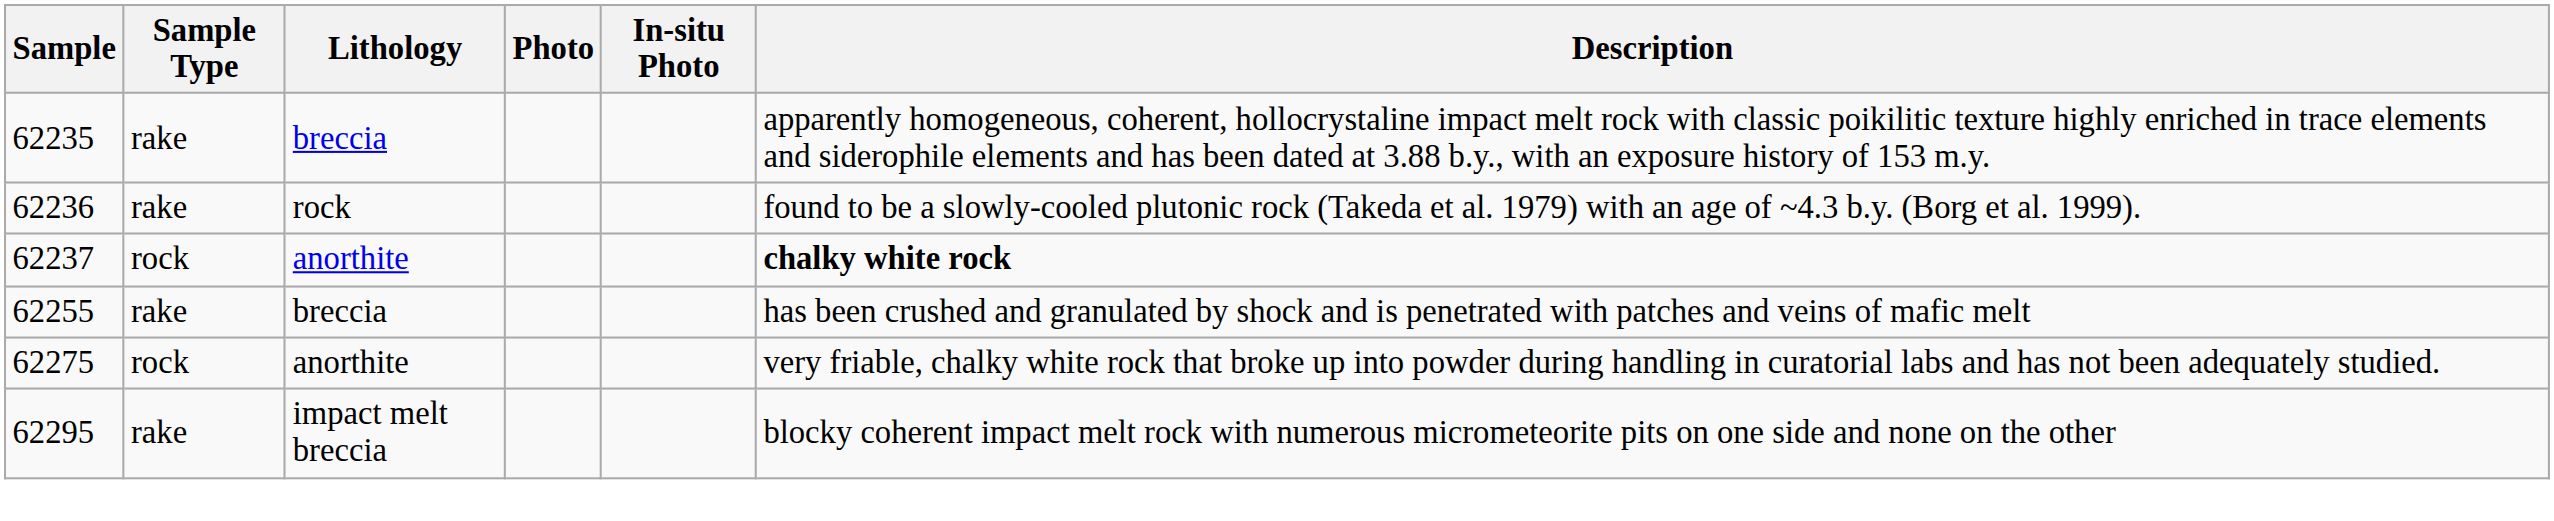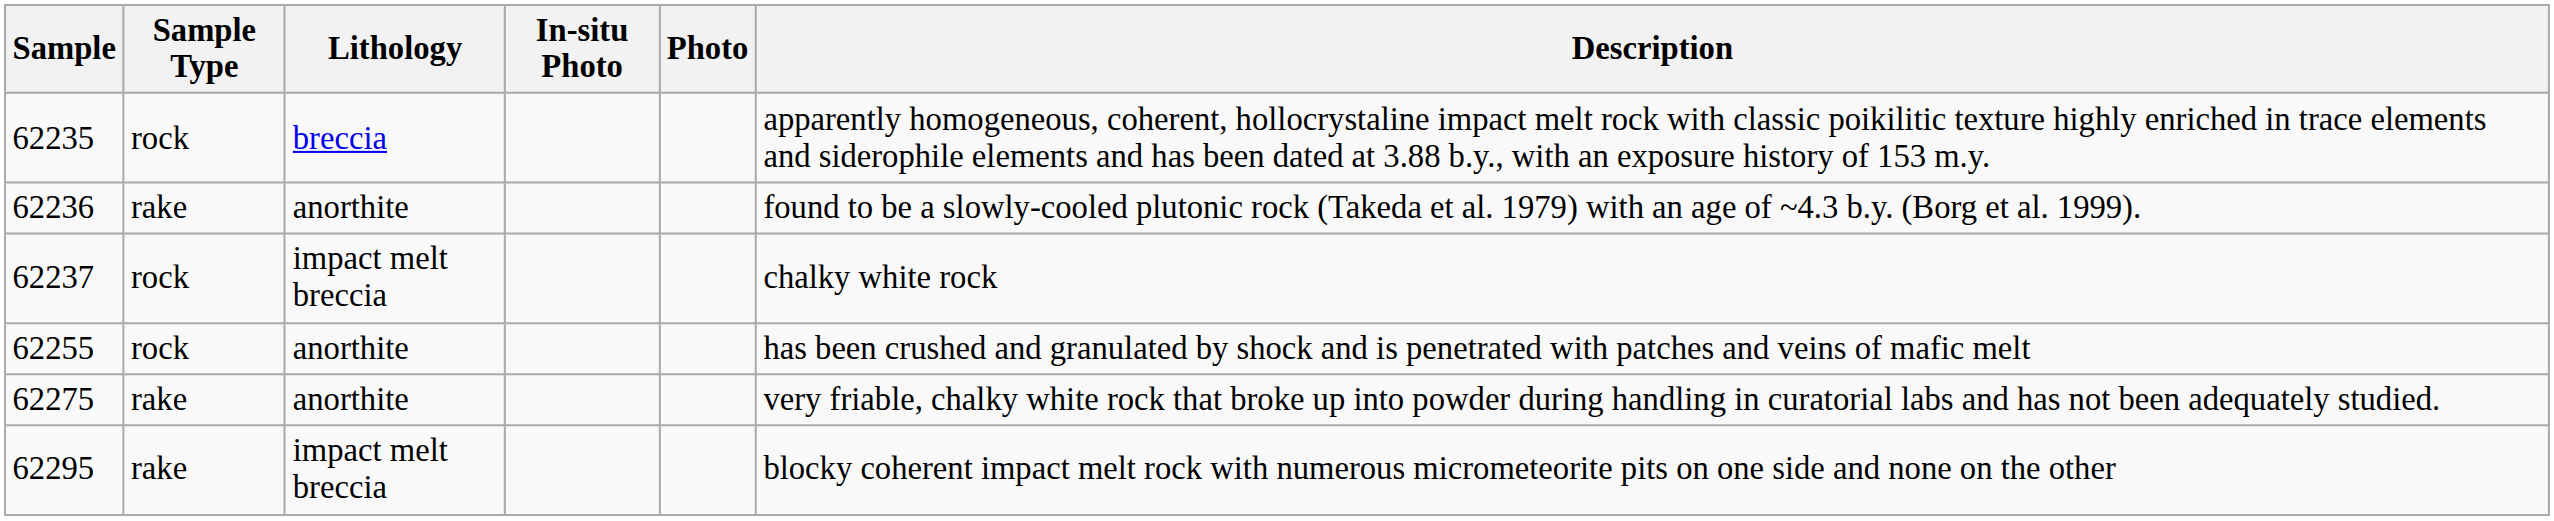columns swapped: (679, 48) <-> (553, 48)
(159, 137) rake -> (160, 137) rock
(322, 207) rock -> (351, 207) anorthite
(351, 259) anorthite -> (370, 277) impact melt breccia
(887, 259) bold -> (880, 277) normal
(159, 310) rake -> (160, 347) rock
(340, 310) breccia -> (351, 347) anorthite
(160, 362) rock -> (159, 399) rake
